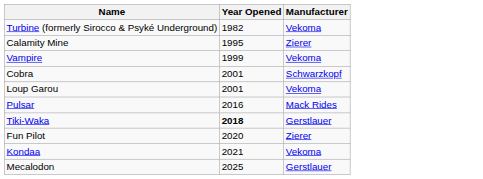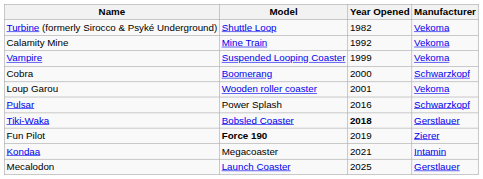+ column: (284, 12)
(233, 43) 1995 -> (361, 43) 1992
(299, 43) Zierer -> (432, 43) Vekoma
(233, 74) 2001 -> (361, 74) 2000
(311, 105) Mack Rides -> (442, 105) Schwarzkopf
(233, 136) 2020 -> (361, 136) 2019
(304, 151) Vekoma -> (430, 151) Intamin
